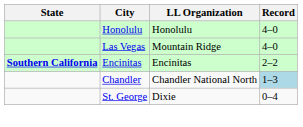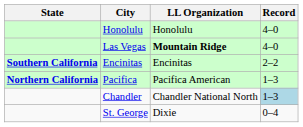(187, 46) normal -> (190, 46) bold
+ row: (120, 79)
